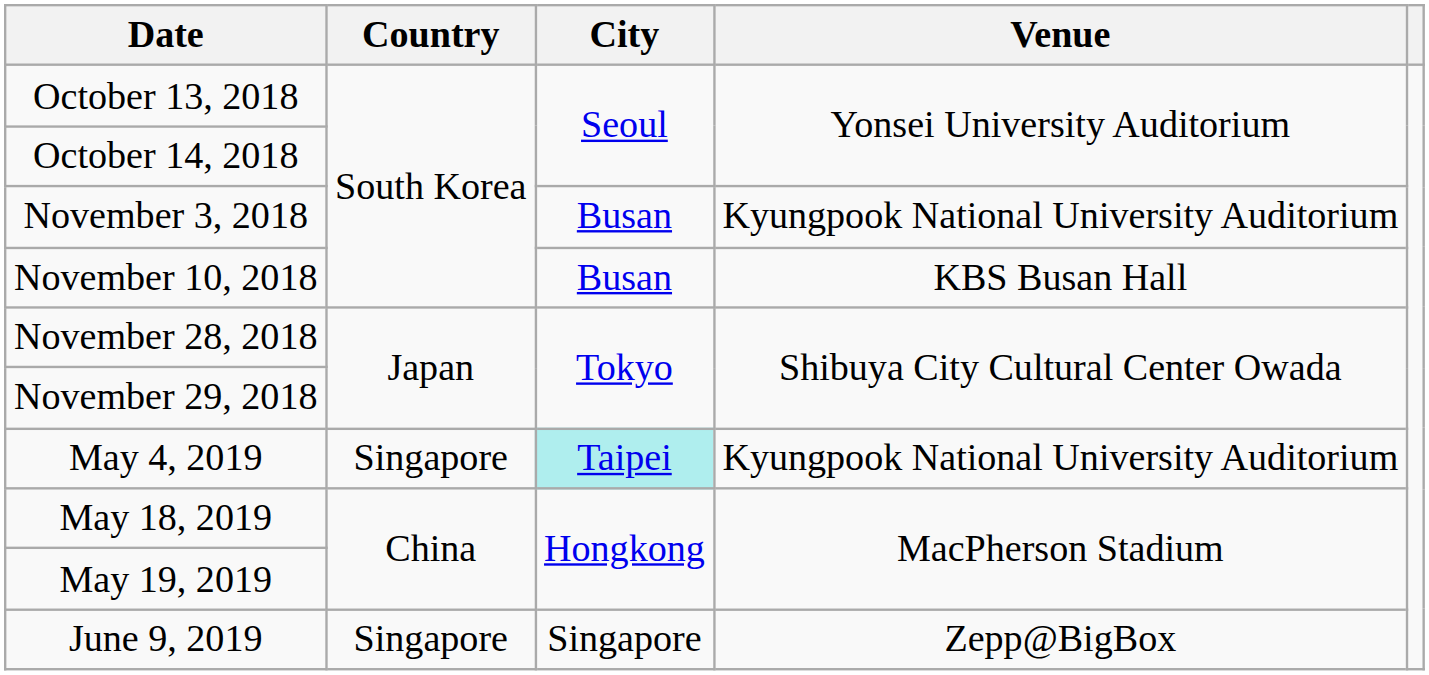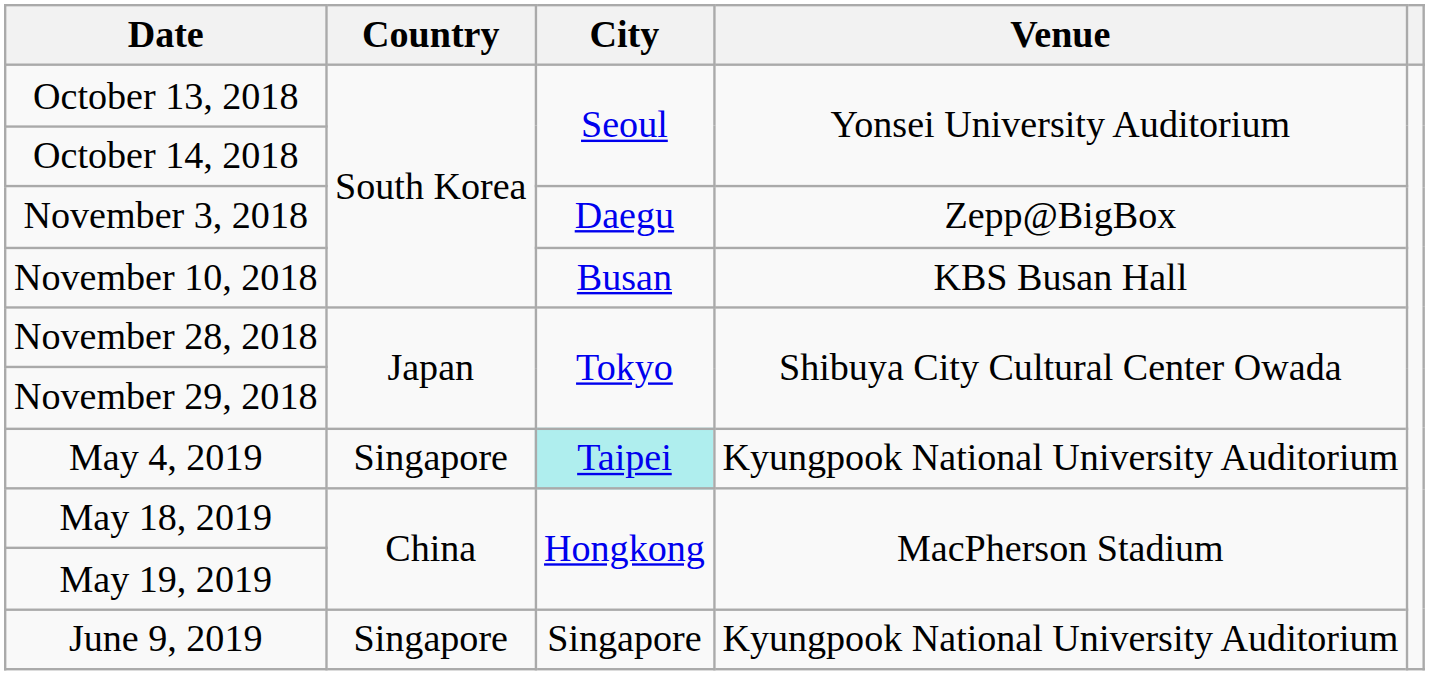(624, 215) Busan -> (624, 215) Daegu
(1060, 215) Kyungpook National University Auditorium -> (1060, 215) Zepp@BigBox
(1060, 638) Zepp@BigBox -> (1060, 638) Kyungpook National University Auditorium
